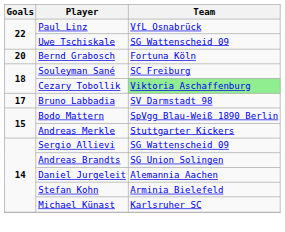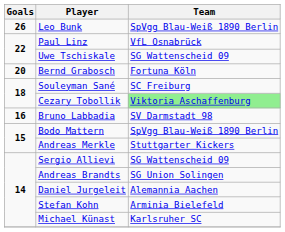+ row: (60, 27)
(20, 101) 17 -> (20, 116) 16
